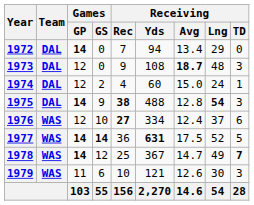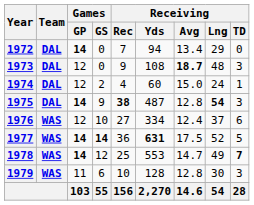(155, 102) 488 -> (155, 102) 487
(123, 120) bold -> (123, 120) normal
(155, 156) 367 -> (155, 156) 553
(155, 173) 121 -> (155, 173) 128
(189, 173) 12.6 -> (189, 173) 12.8
